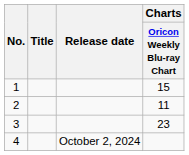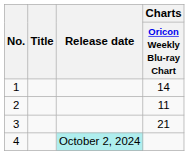(164, 87) 15 -> (164, 87) 14
(164, 123) 23 -> (164, 123) 21
(100, 141) no background -> (100, 141) paleturquoise background
